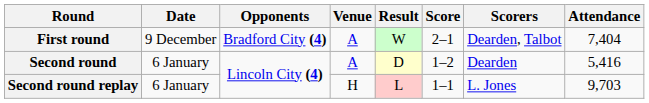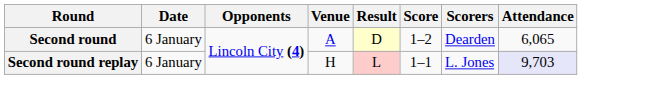- row: (73, 39)
(604, 62) 5,416 -> (538, 39) 6,065
(604, 86) no background -> (538, 62) lavender background
